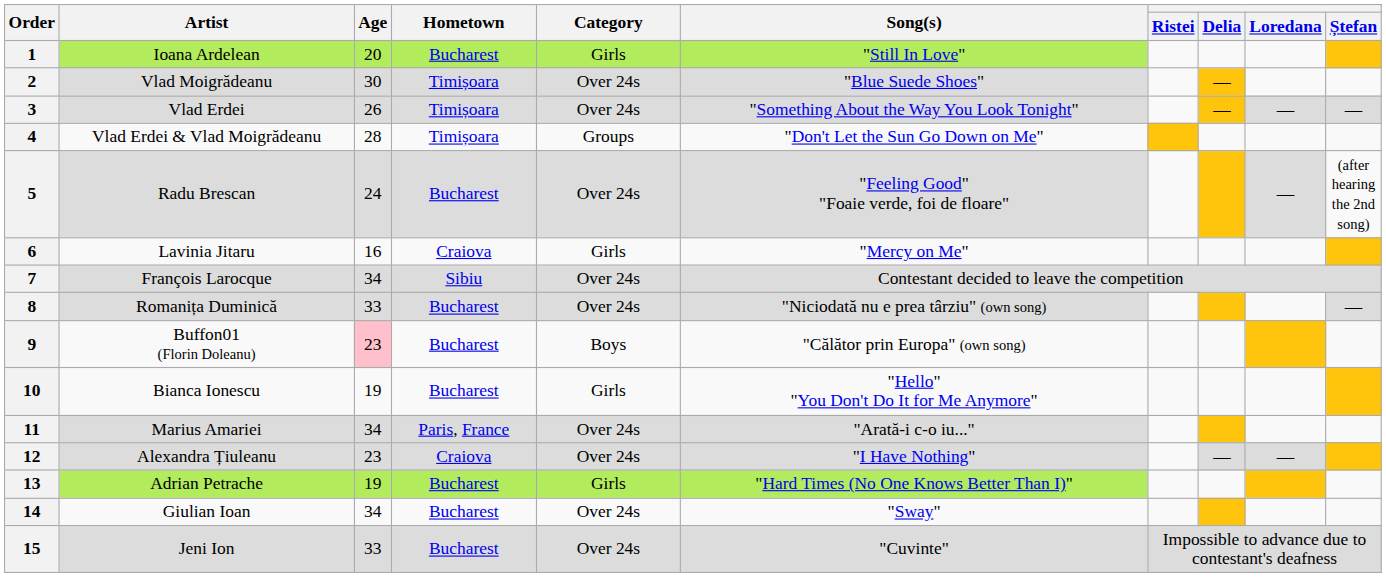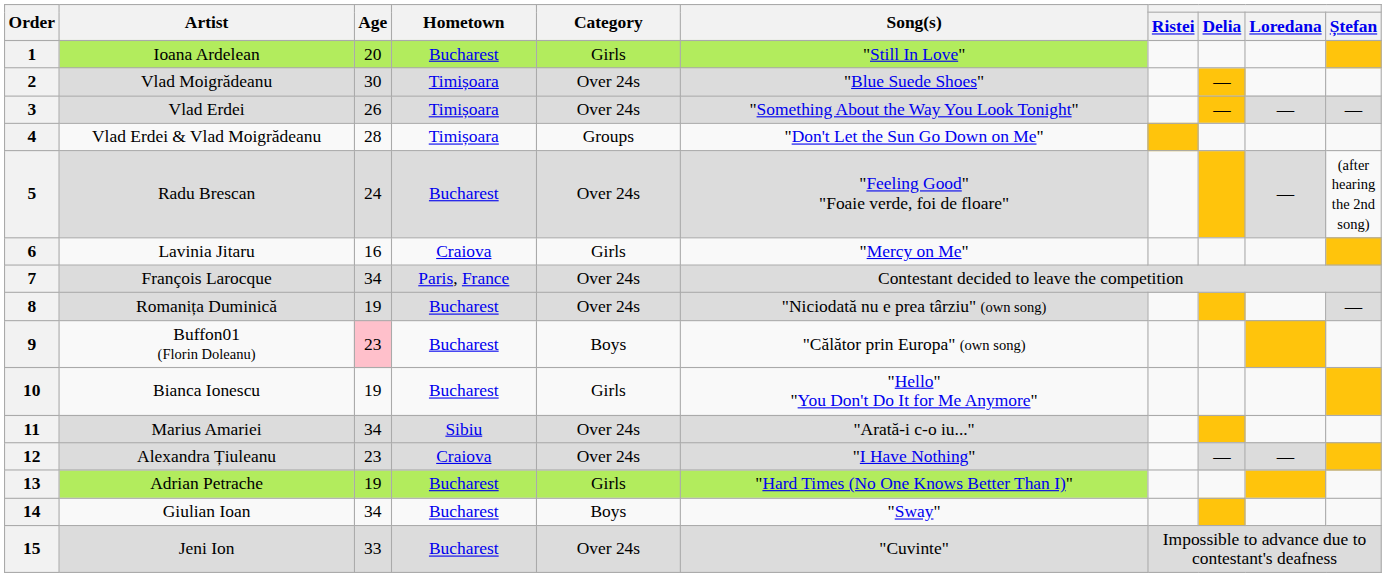(464, 278) Sibiu -> (464, 278) Paris, France
(373, 306) 33 -> (373, 306) 19
(464, 428) Paris, France -> (464, 428) Sibiu
(608, 511) Over 24s -> (608, 511) Boys
